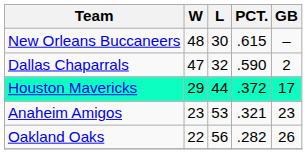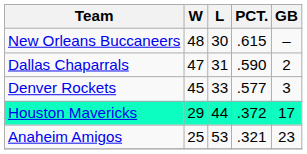(220, 64) 32 -> (220, 64) 31
+ row: (62, 88)
(196, 112) 23 -> (196, 137) 25
- row: (56, 137)
